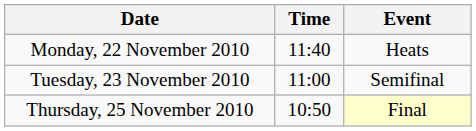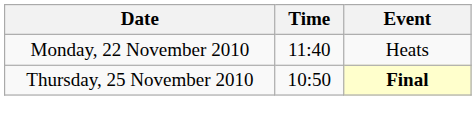- row: (140, 79)
(407, 110) normal -> (407, 79) bold
